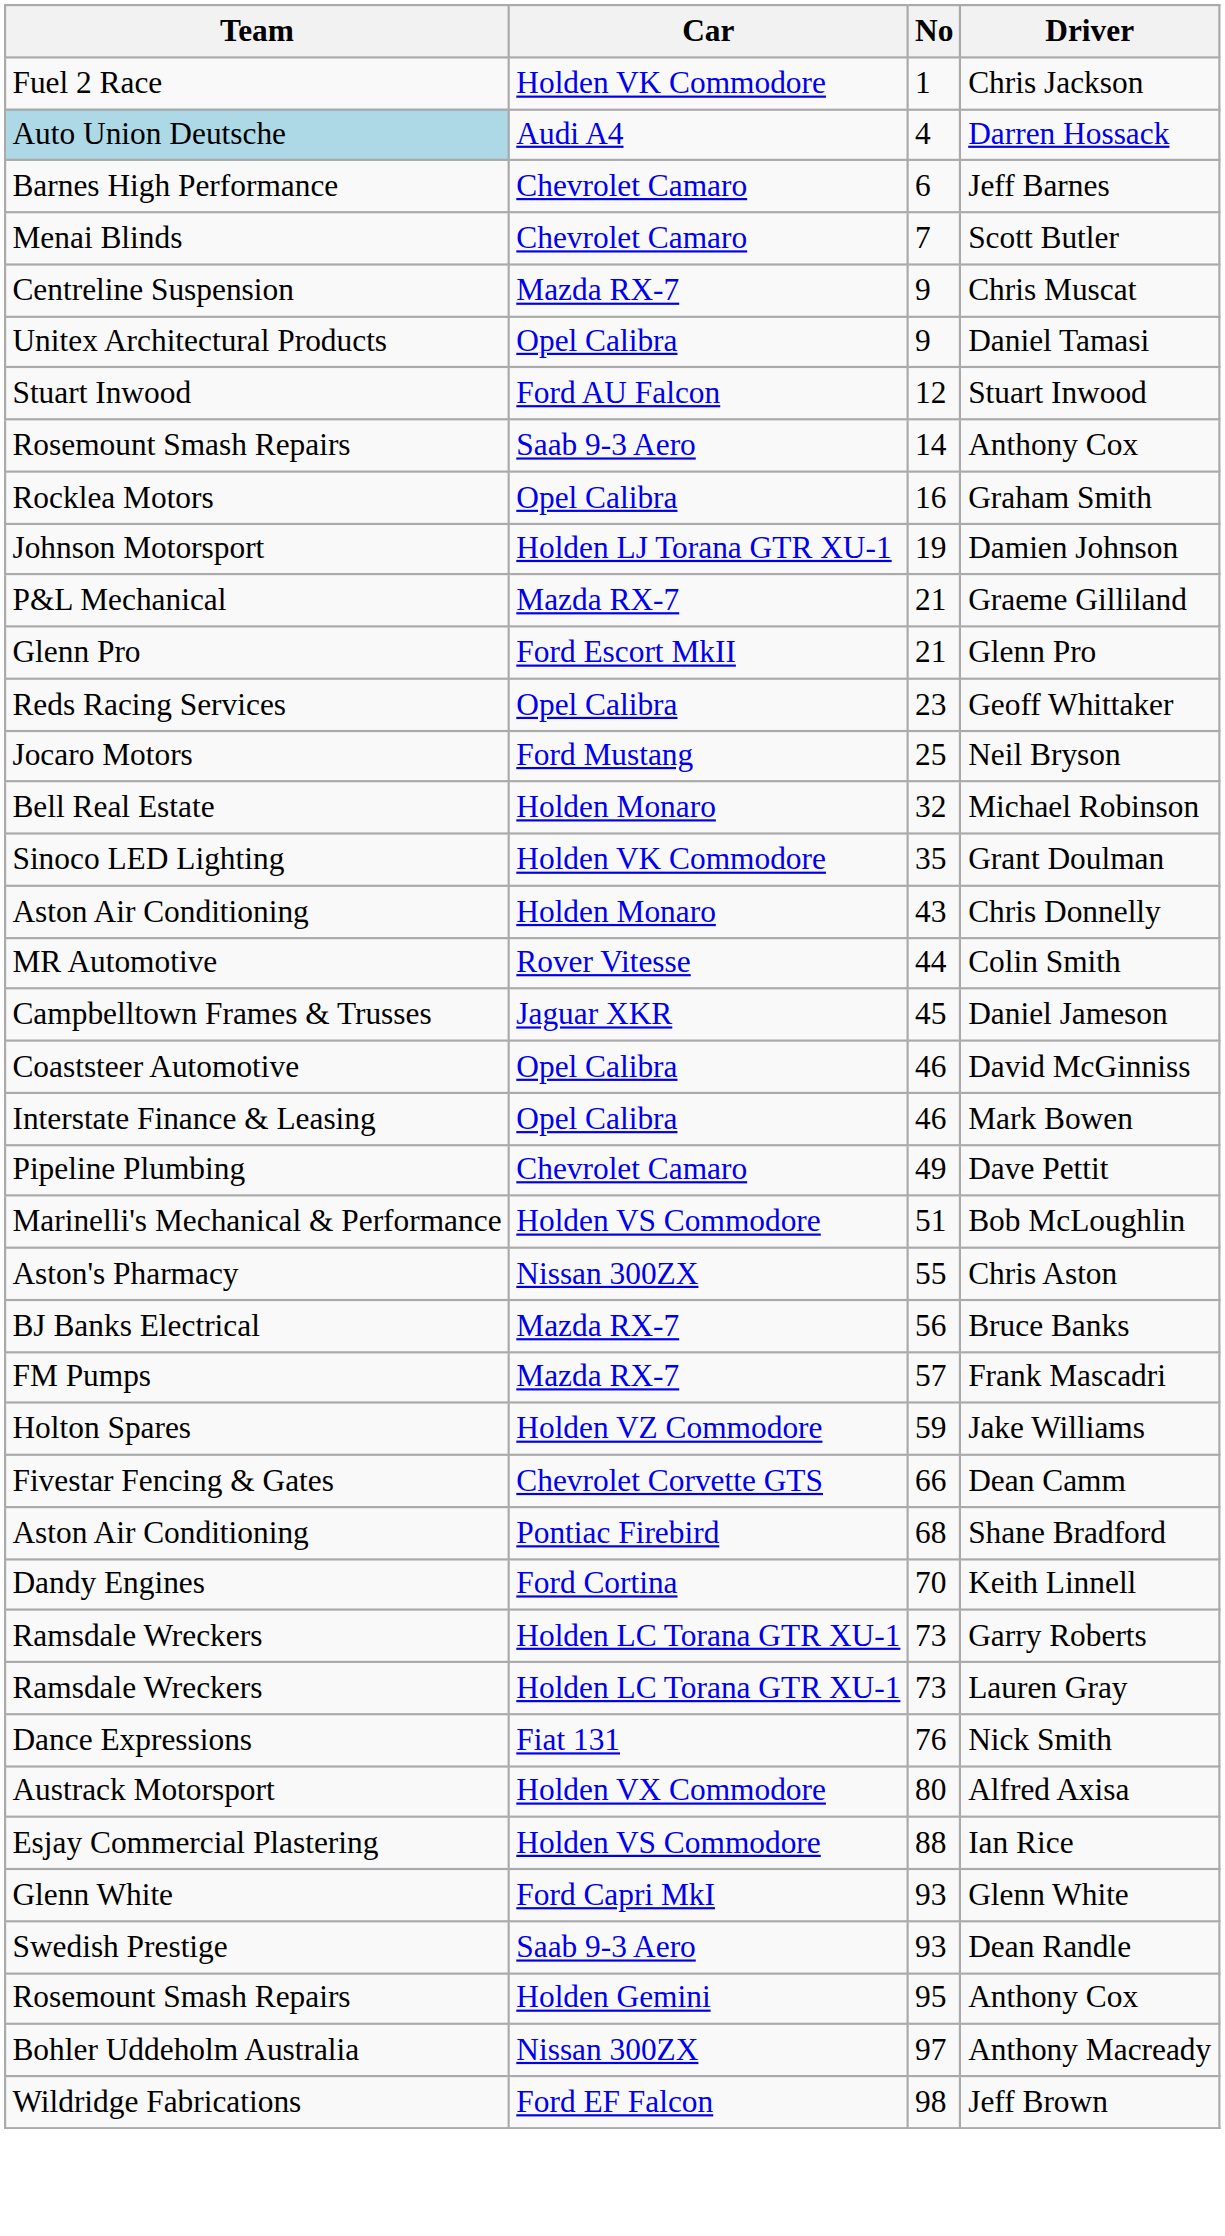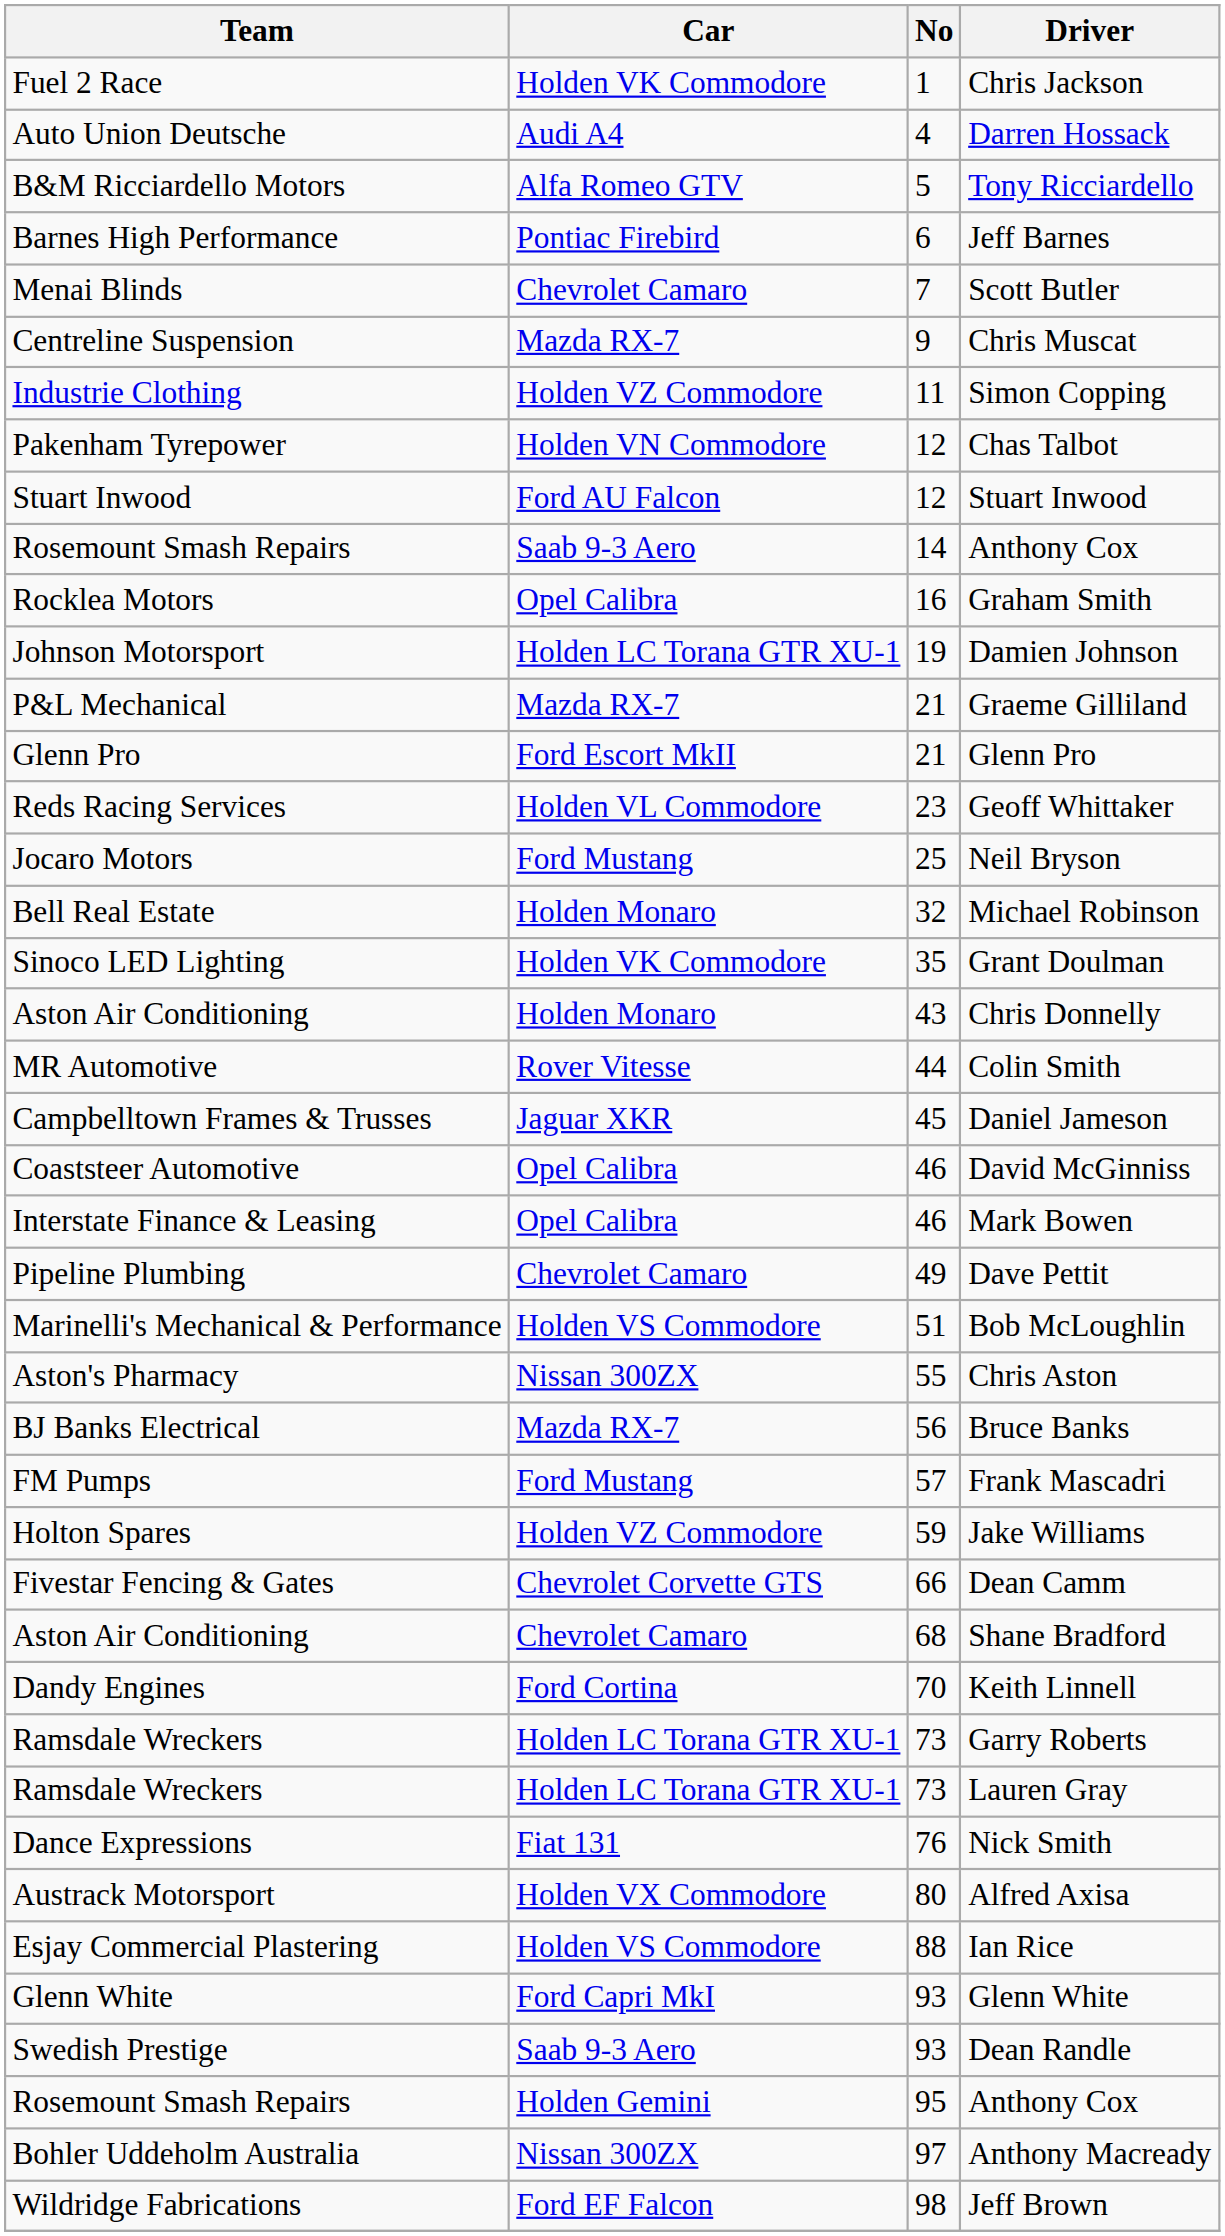(149, 134) lightblue background -> (149, 134) no background
+ row: (923, 186)
(632, 186) Chevrolet Camaro -> (618, 237) Pontiac Firebird
- row: (923, 341)
+ row: (930, 393)
+ row: (931, 444)
(704, 548) Holden LJ Torana GTR XU-1 -> (708, 652) Holden LC Torana GTR XU-1
(597, 703) Opel Calibra -> (669, 807) Holden VL Commodore
(598, 1376) Mazda RX-7 -> (605, 1480) Ford Mustang
(618, 1532) Pontiac Firebird -> (632, 1635) Chevrolet Camaro
